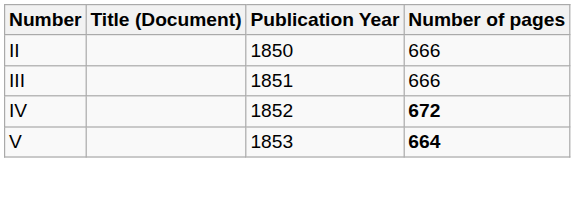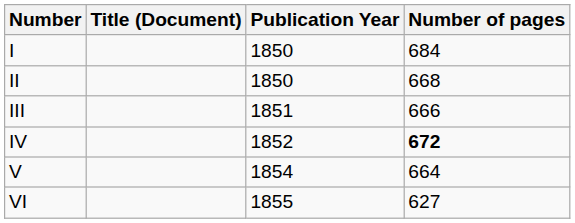+ row: (12, 50)
(424, 50) 666 -> (424, 80) 668
(272, 141) 1853 -> (272, 171) 1854
(424, 141) bold -> (424, 171) normal
+ row: (18, 202)
